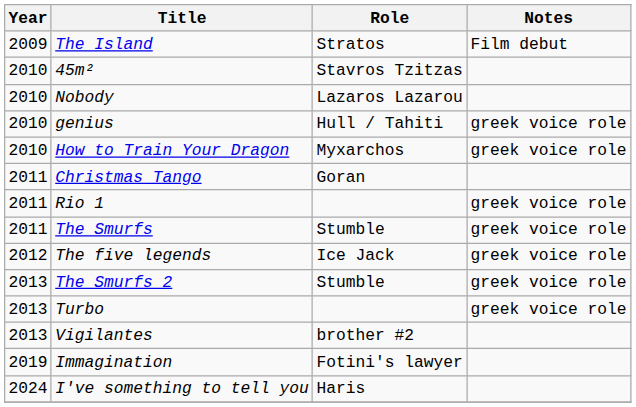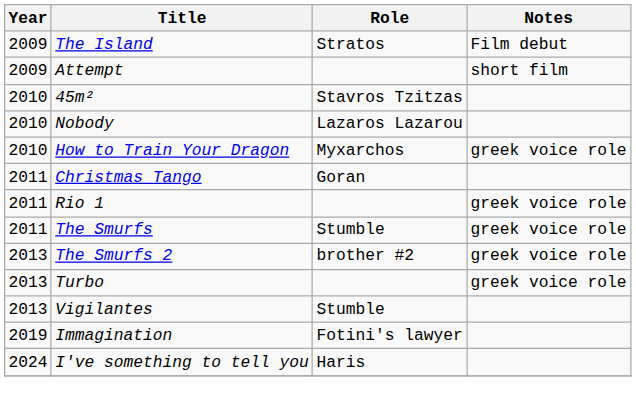+ row: (89, 71)
- row: (85, 124)
- row: (133, 256)
(351, 283) Stumble -> (365, 256) brother #2
(365, 336) brother #2 -> (351, 309) Stumble
